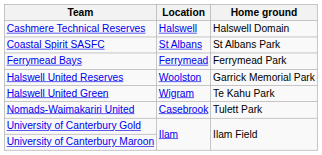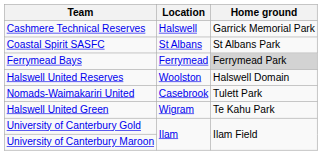(251, 28) Halswell Domain -> (264, 28) Garrick Memorial Park
(250, 61) no background -> (250, 61) lightgrey background
(264, 77) Garrick Memorial Park -> (251, 77) Halswell Domain
rows swapped: (58, 93) <-> (71, 110)
